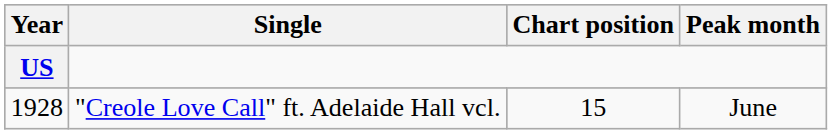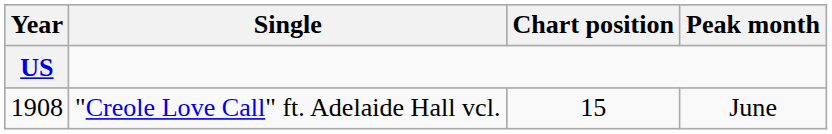(37, 107) 1928 -> (37, 107) 1908
